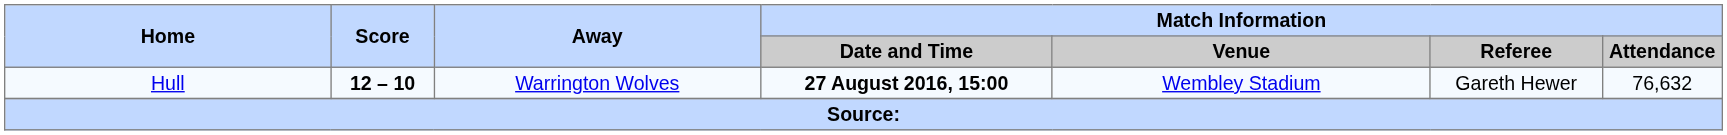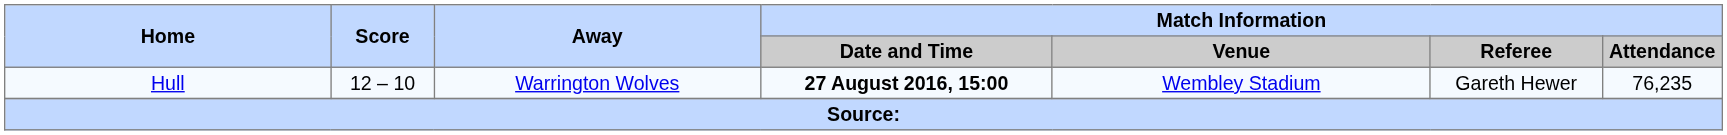(383, 83) bold -> (383, 83) normal
(1662, 83) 76,632 -> (1662, 83) 76,235
